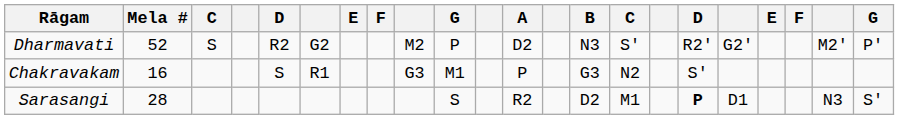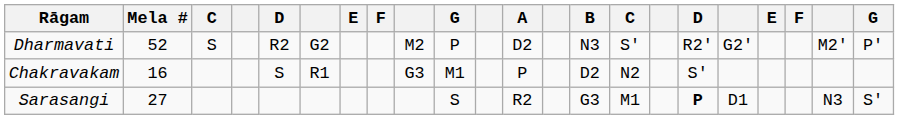(590, 73) G3 -> (590, 73) D2
(158, 100) 28 -> (158, 100) 27
(590, 100) D2 -> (590, 100) G3
